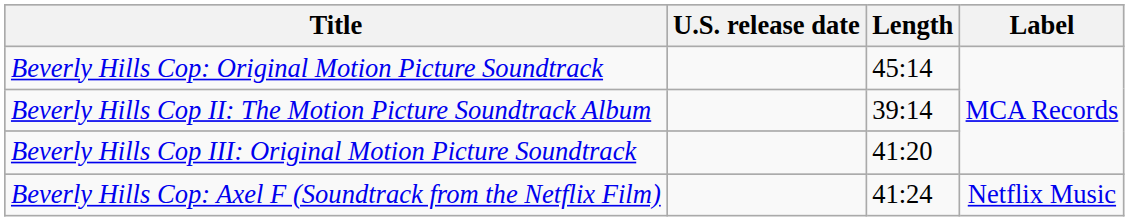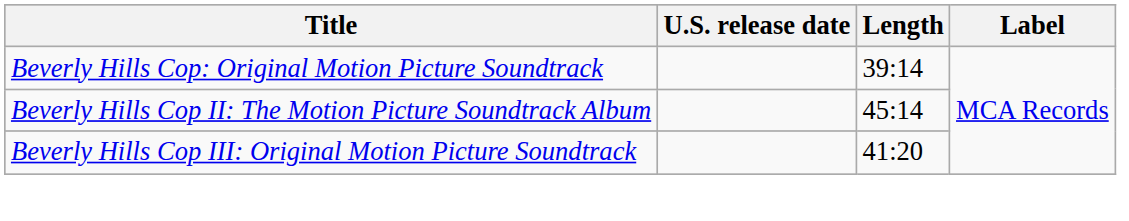(902, 67) 45:14 -> (893, 67) 39:14
(902, 109) 39:14 -> (893, 109) 45:14
- row: (336, 194)
